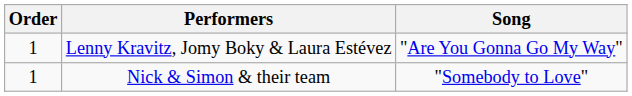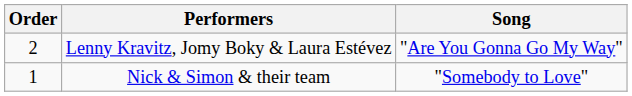(33, 47) 1 -> (33, 47) 2
